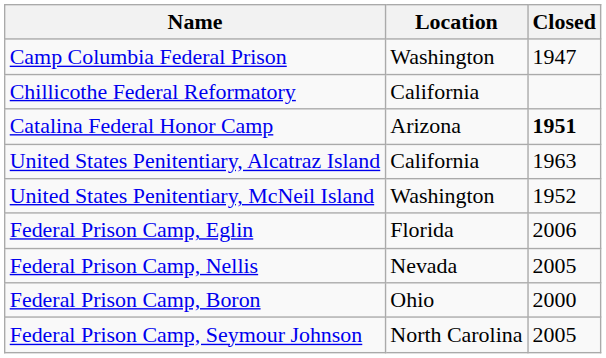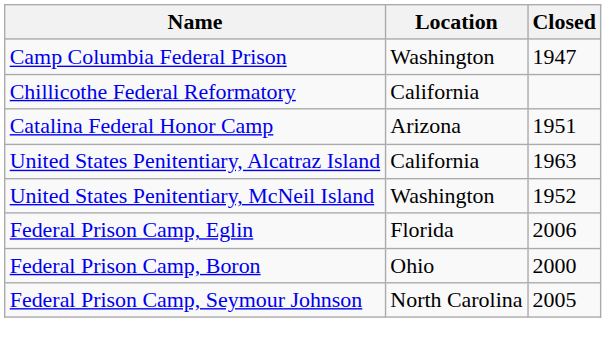(554, 126) bold -> (554, 126) normal
- row: (134, 265)
